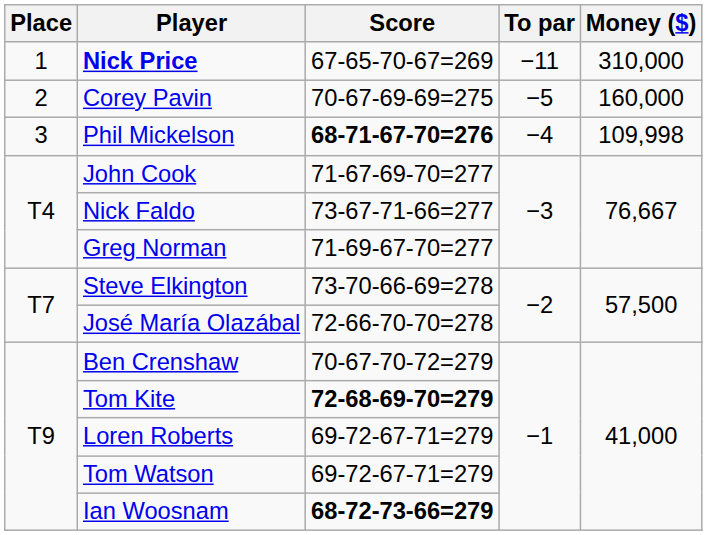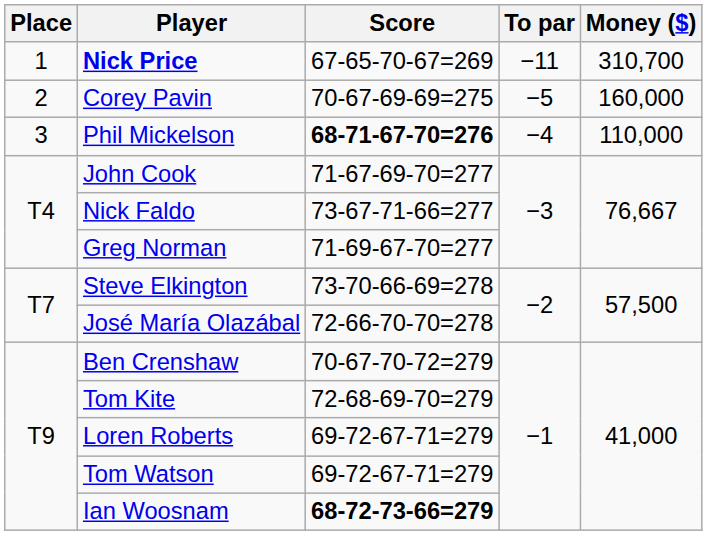(641, 60) 310,000 -> (641, 60) 310,700
(641, 135) 109,998 -> (641, 135) 110,000
(402, 398) bold -> (402, 398) normal
